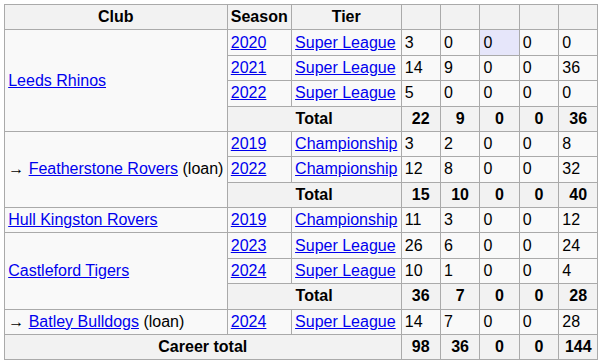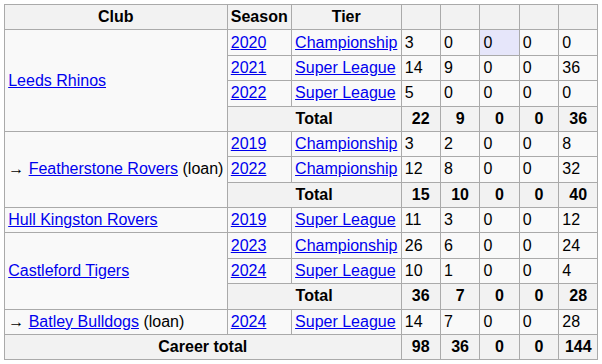(345, 42) Super League -> (346, 42) Championship
(346, 220) Championship -> (345, 220) Super League
(345, 245) Super League -> (346, 245) Championship
